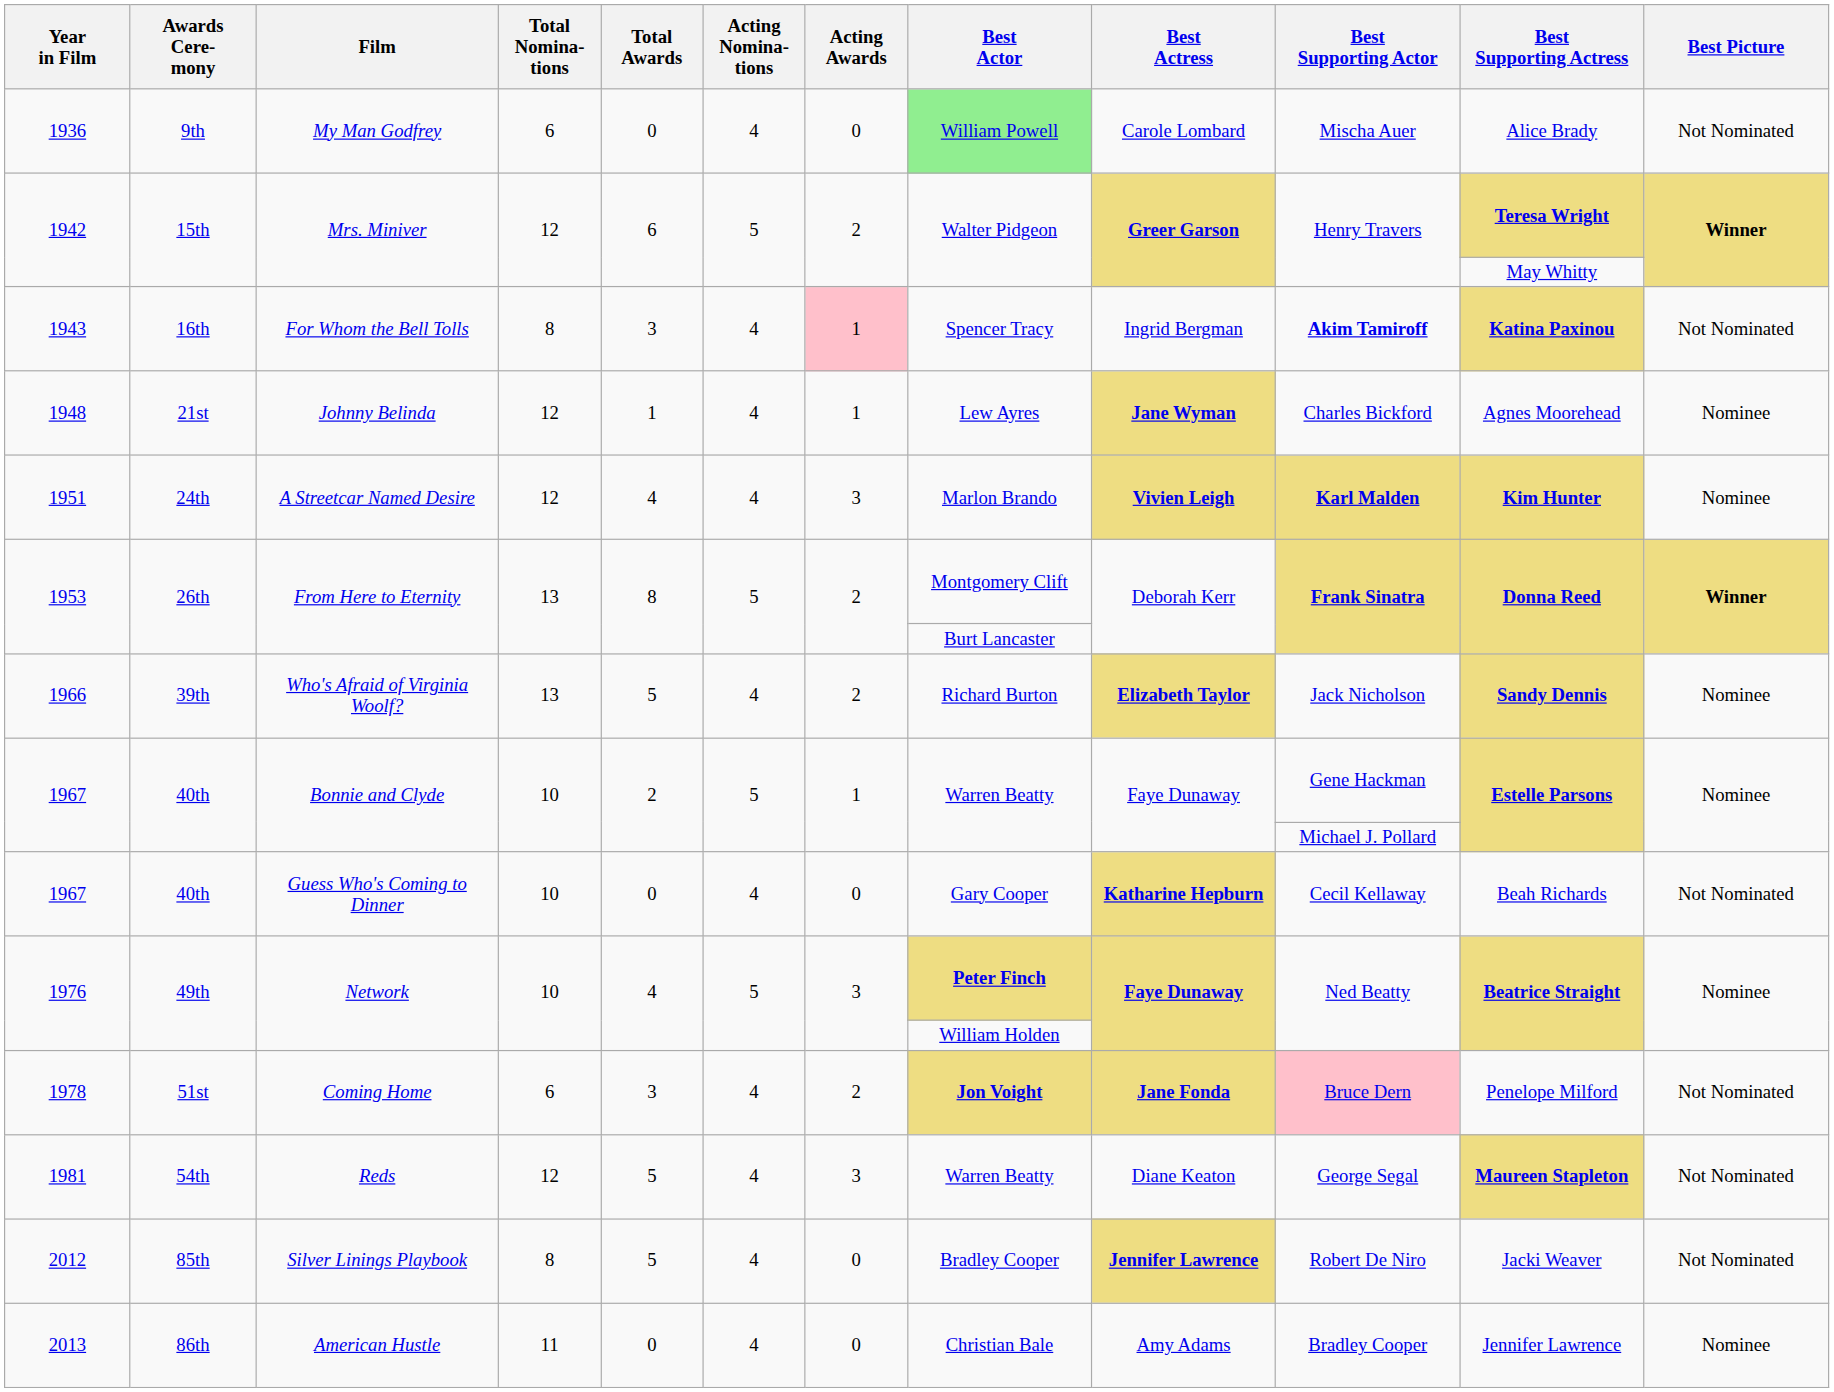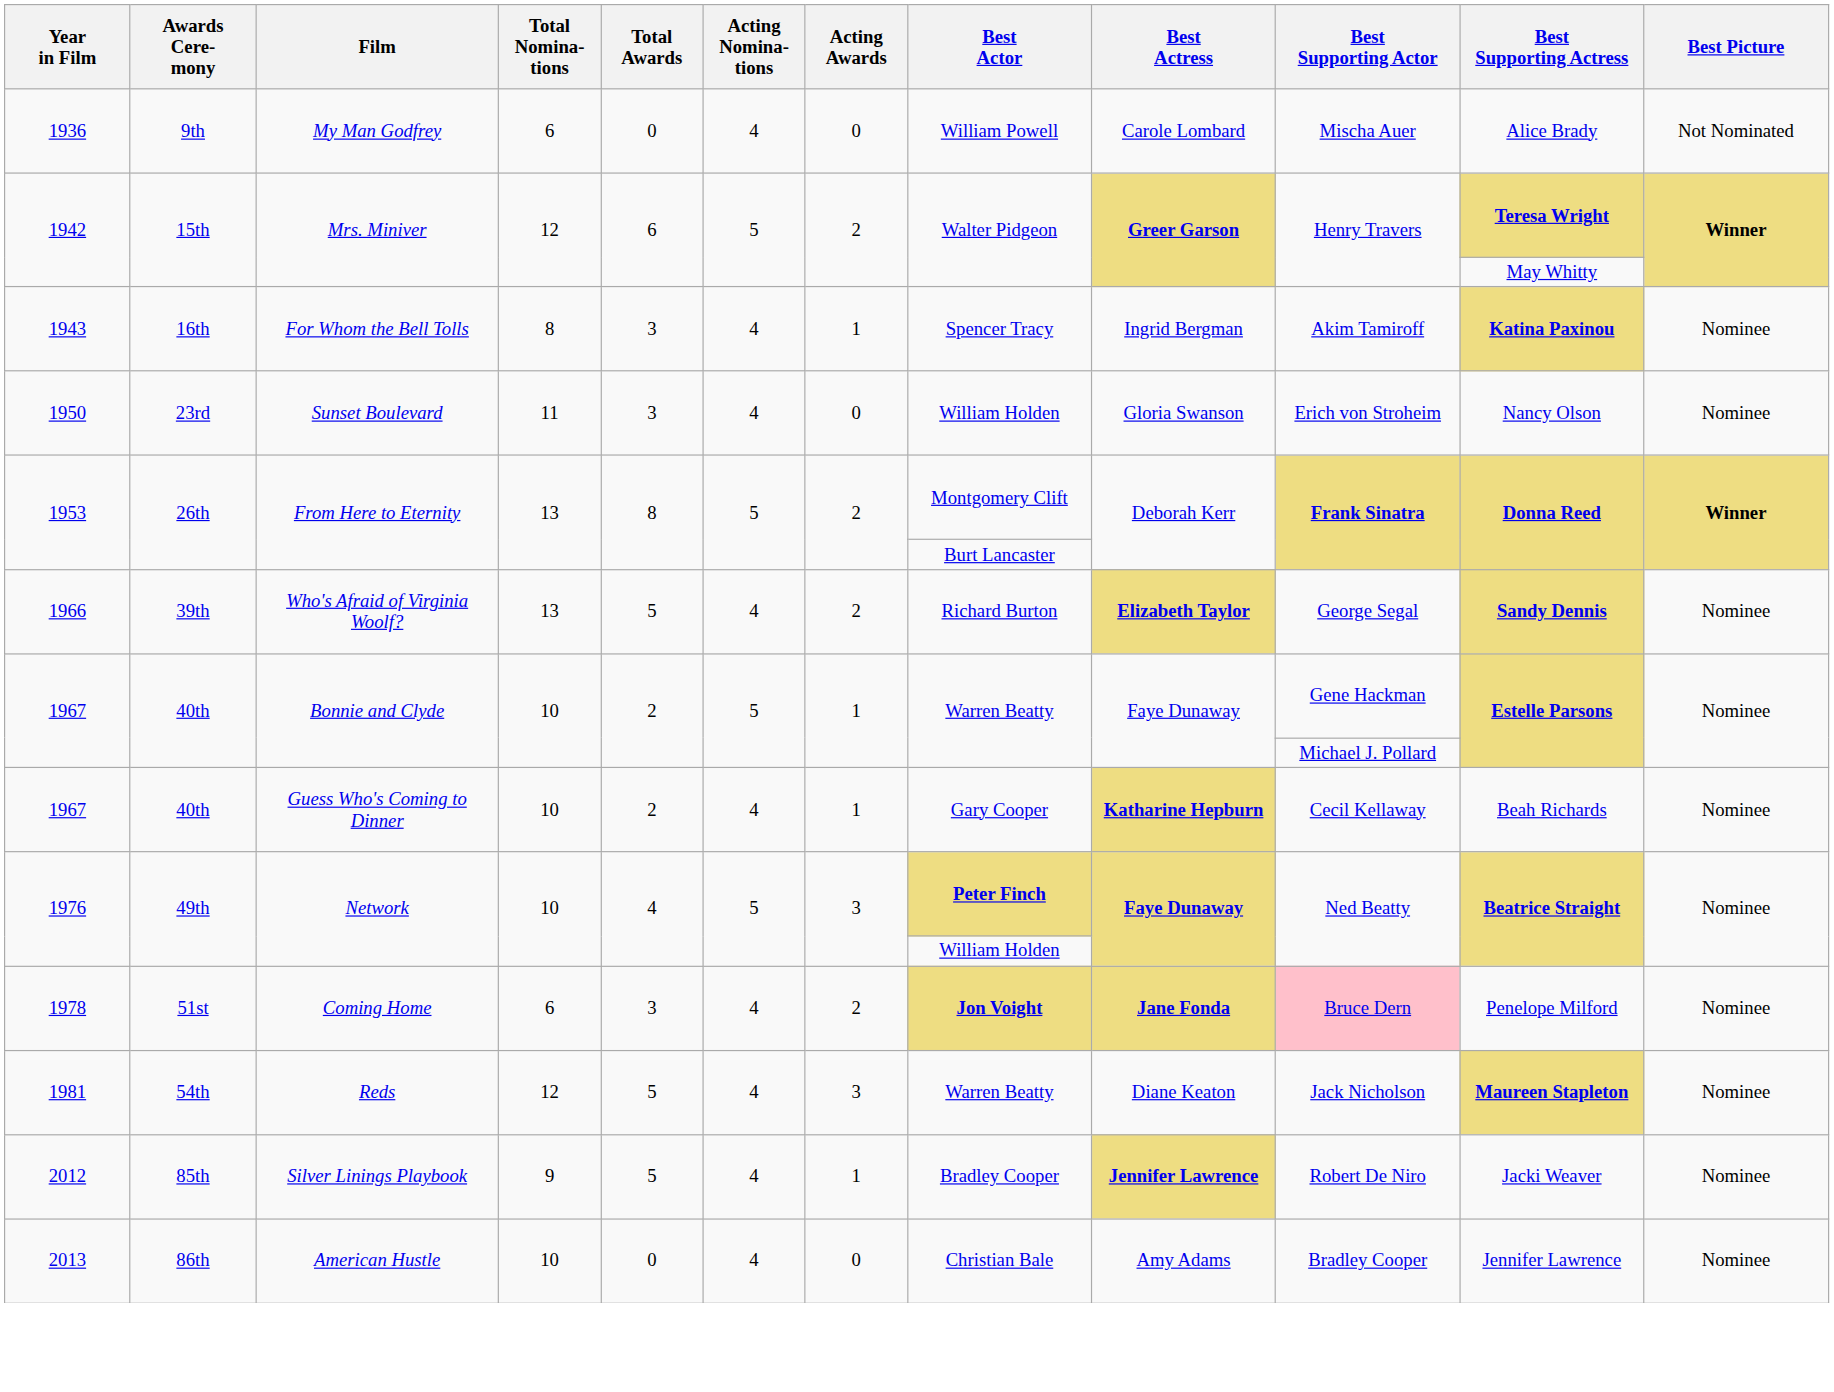(999, 130) lightgreen background -> (999, 130) no background
(856, 329) pink background -> (856, 329) no background
(1368, 329) bold -> (1368, 329) normal
(1736, 329) Not Nominated -> (1736, 329) Nominee
- row: (67, 413)
+ row: (67, 413)
- row: (67, 497)
(1368, 695) Jack Nicholson -> (1368, 611) George Segal
(652, 893) 0 -> (652, 809) 2
(856, 893) 0 -> (856, 809) 1
(1736, 893) Not Nominated -> (1736, 809) Nominee
(1736, 1092) Not Nominated -> (1736, 1007) Nominee
(1368, 1176) George Segal -> (1368, 1092) Jack Nicholson
(1736, 1176) Not Nominated -> (1736, 1092) Nominee
(550, 1260) 8 -> (550, 1176) 9
(856, 1260) 0 -> (856, 1176) 1
(1736, 1260) Not Nominated -> (1736, 1176) Nominee
(550, 1344) 11 -> (550, 1260) 10
